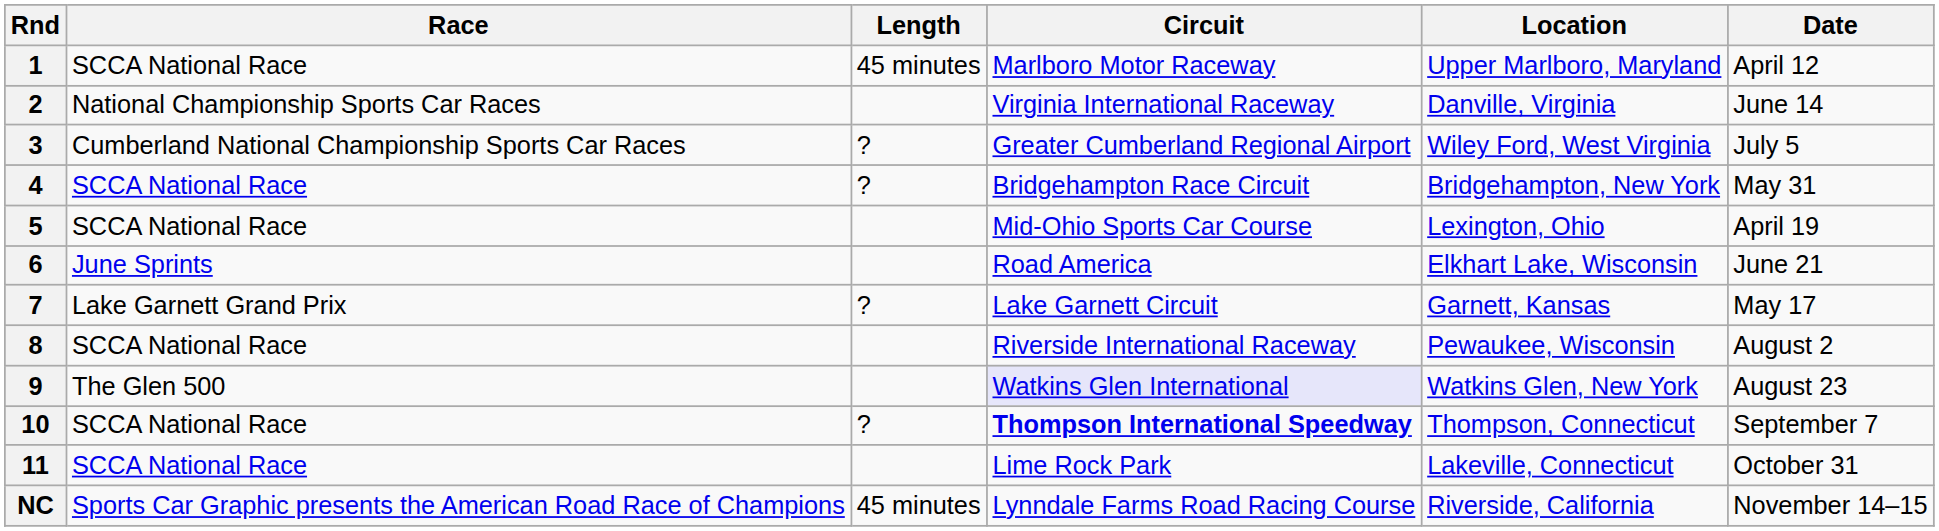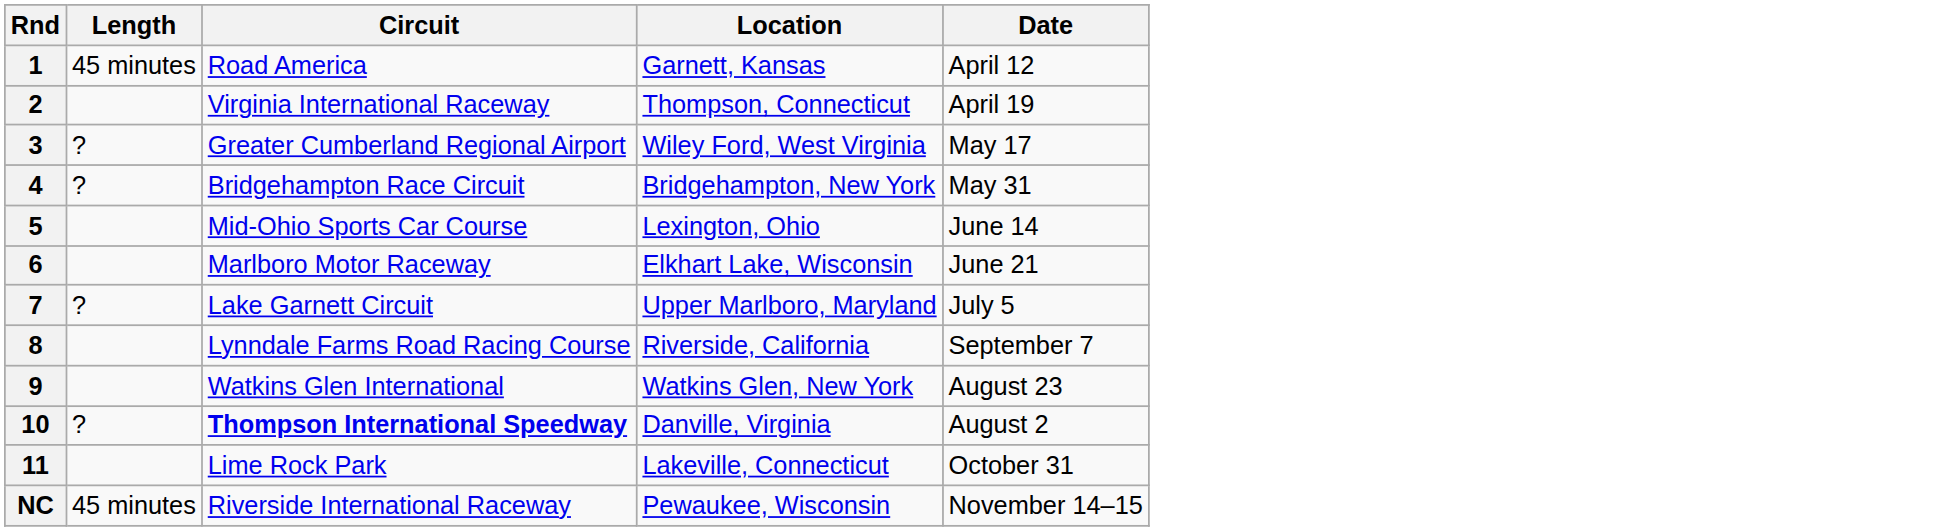- column: (458, 25)
(1134, 65) Marlboro Motor Raceway -> (287, 65) Road America
(1574, 65) Upper Marlboro, Maryland -> (734, 65) Garnett, Kansas
(1521, 105) Danville, Virginia -> (776, 105) Thompson, Connecticut
(1778, 105) June 14 -> (991, 105) April 19
(1766, 145) July 5 -> (990, 145) May 17
(1776, 225) April 19 -> (994, 225) June 14
(1072, 266) Road America -> (349, 266) Marlboro Motor Raceway
(1519, 306) Garnett, Kansas -> (790, 306) Upper Marlboro, Maryland
(1775, 306) May 17 -> (982, 306) July 5
(1174, 346) Riverside International Raceway -> (419, 346) Lynndale Farms Road Racing Course
(1551, 346) Pewaukee, Wisconsin -> (756, 346) Riverside, California
(1783, 346) August 2 -> (1021, 346) September 7
(1141, 386) lavender background -> (356, 386) no background
(1561, 426) Thompson, Connecticut -> (737, 426) Danville, Virginia
(1806, 426) September 7 -> (999, 426) August 2
(1204, 506) Lynndale Farms Road Racing Course -> (389, 506) Riverside International Raceway
(1540, 506) Riverside, California -> (766, 506) Pewaukee, Wisconsin
